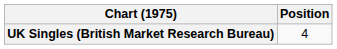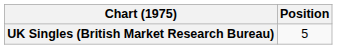(305, 34) 4 -> (305, 34) 5
